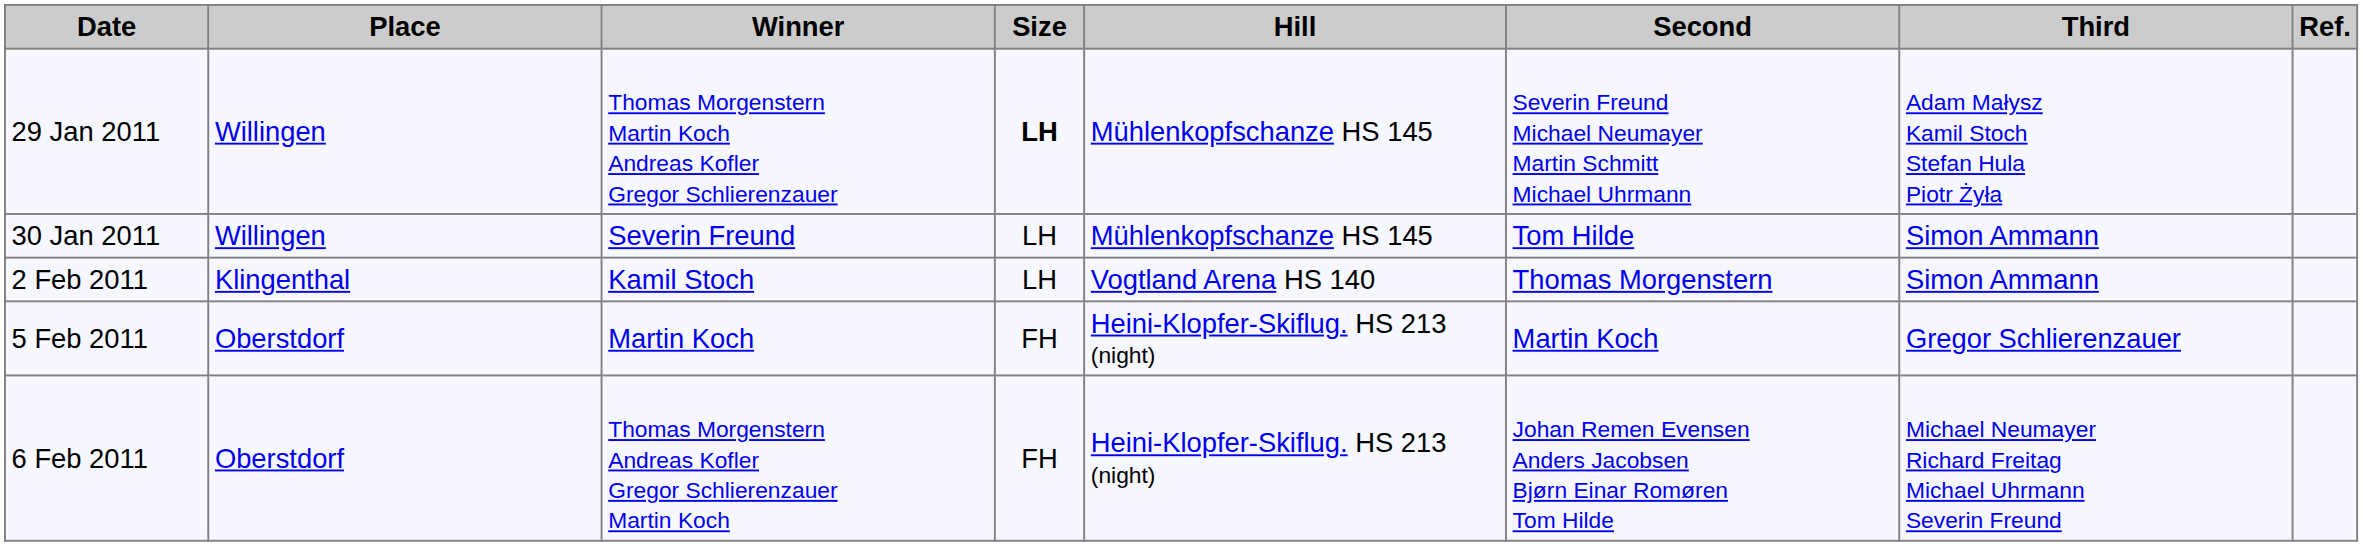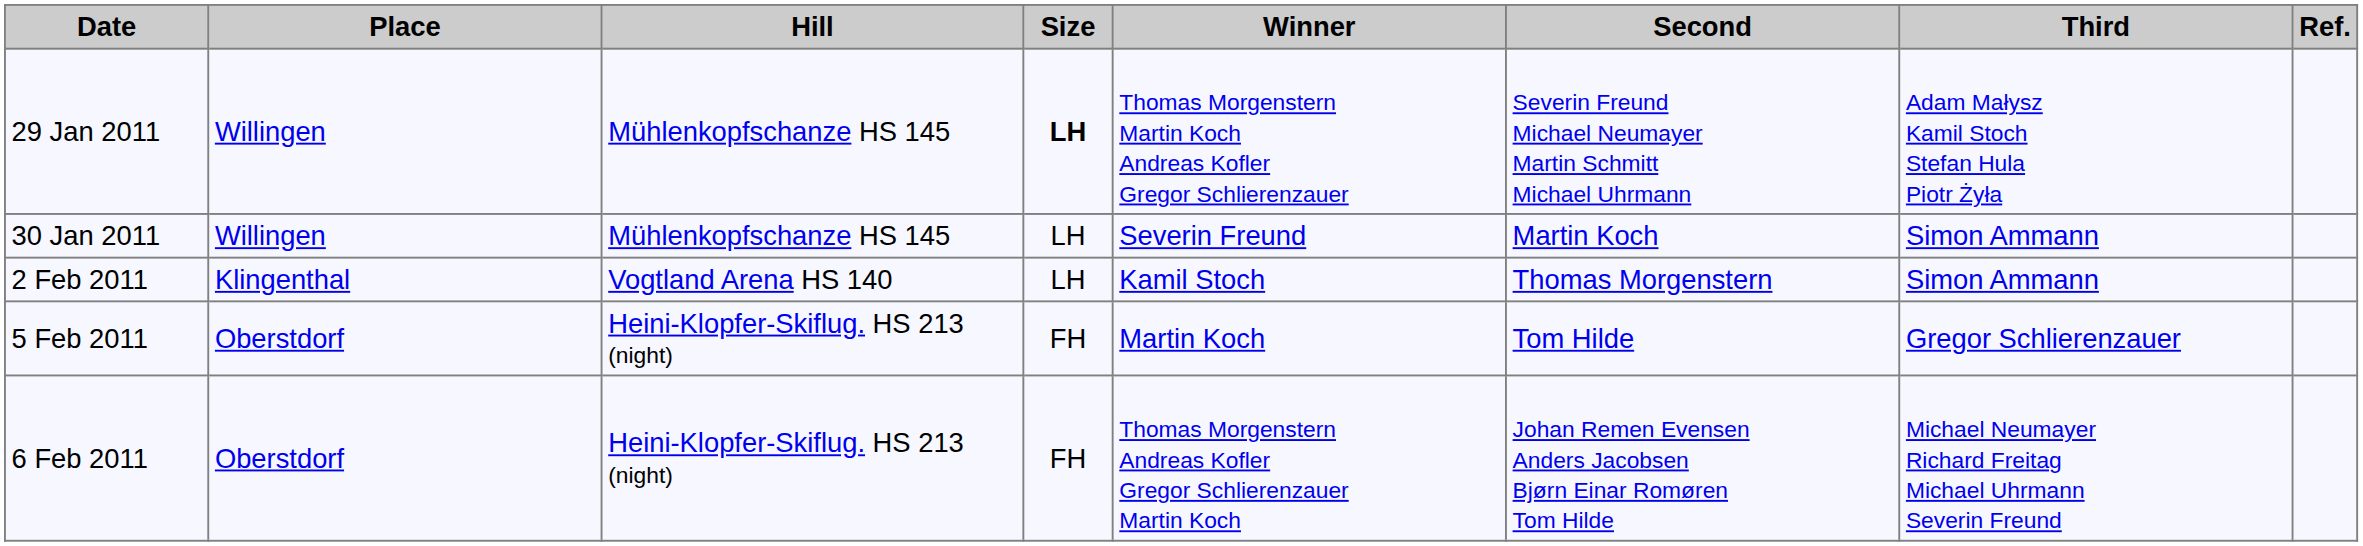columns swapped: (1295, 27) <-> (798, 27)
(1573, 236) Tom Hilde -> (1586, 236) Martin Koch
(1586, 338) Martin Koch -> (1573, 338) Tom Hilde
